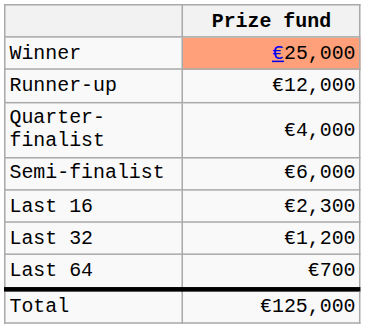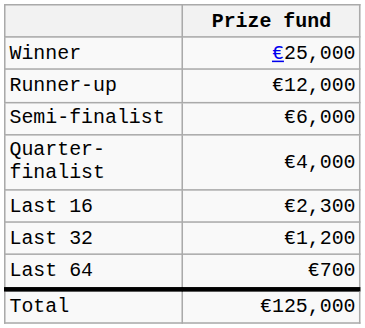(314, 53) lightsalmon background -> (314, 53) no background
rows swapped: (87, 174) <-> (57, 130)
